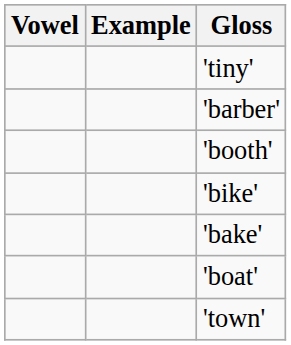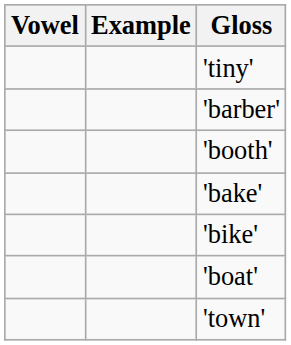rows swapped: (233, 234) <-> (230, 192)
